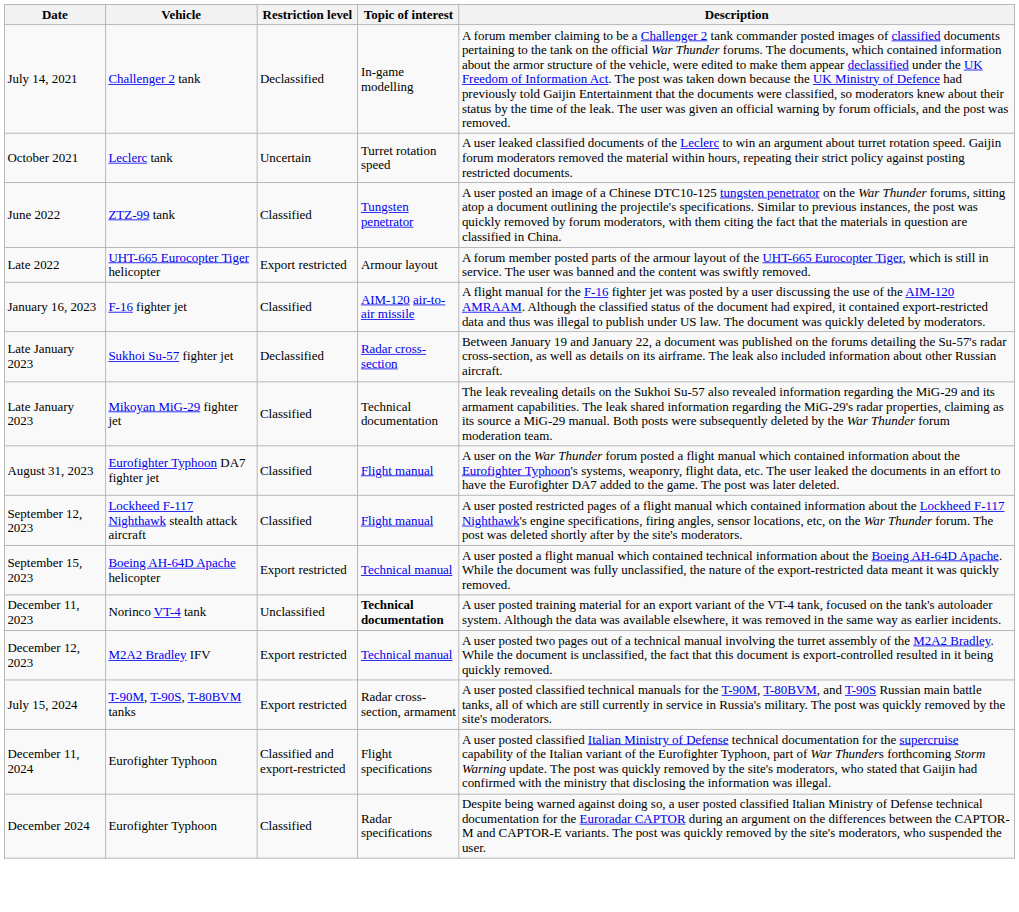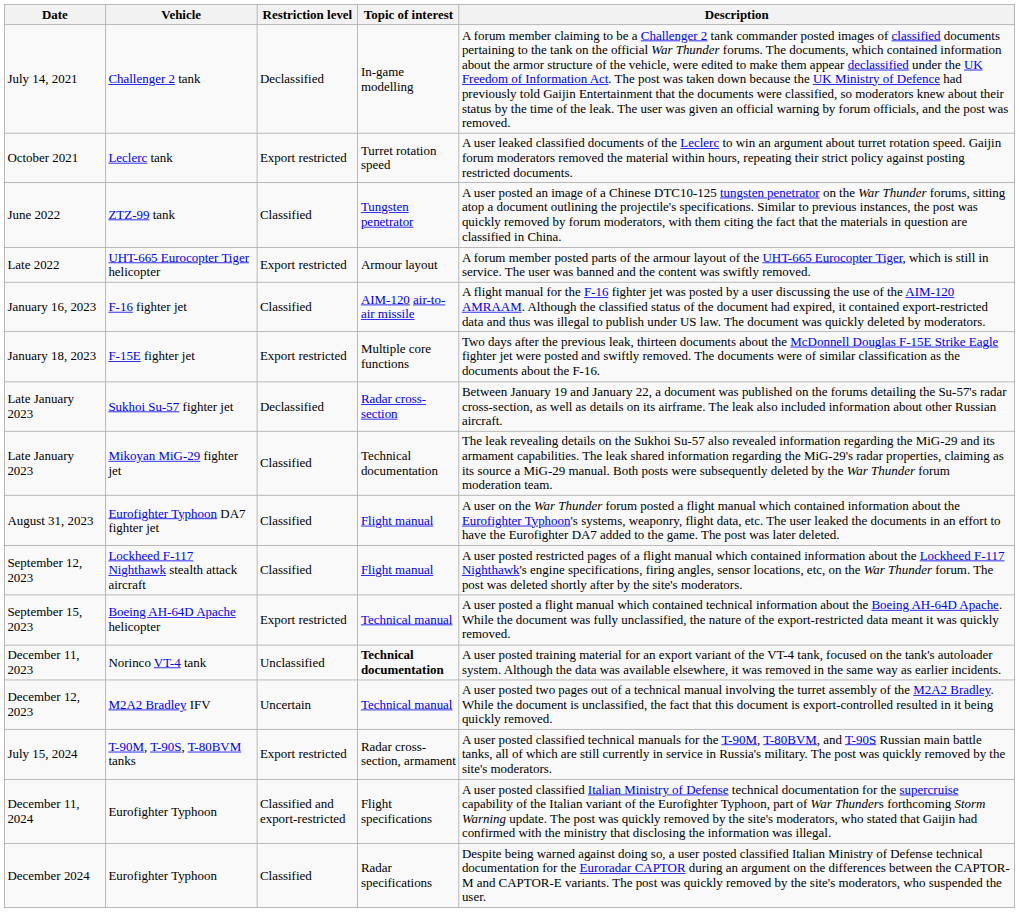(285, 157) Uncertain -> (303, 157) Export restricted
+ row: (52, 356)
(303, 655) Export restricted -> (285, 704) Uncertain
